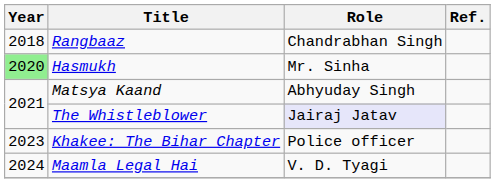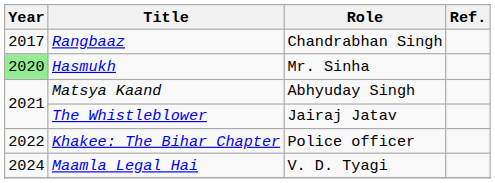(26, 42) 2018 -> (26, 42) 2017
(342, 116) lavender background -> (342, 116) no background
(26, 141) 2023 -> (26, 141) 2022
